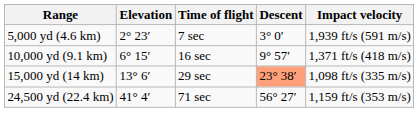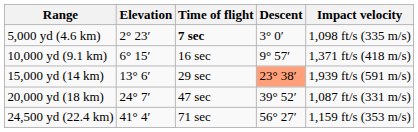(191, 35) normal -> (191, 35) bold
(360, 35) 1,939 ft/s (591 m/s) -> (360, 35) 1,098 ft/s (335 m/s)
(360, 76) 1,098 ft/s (335 m/s) -> (360, 76) 1,939 ft/s (591 m/s)
+ row: (56, 96)
